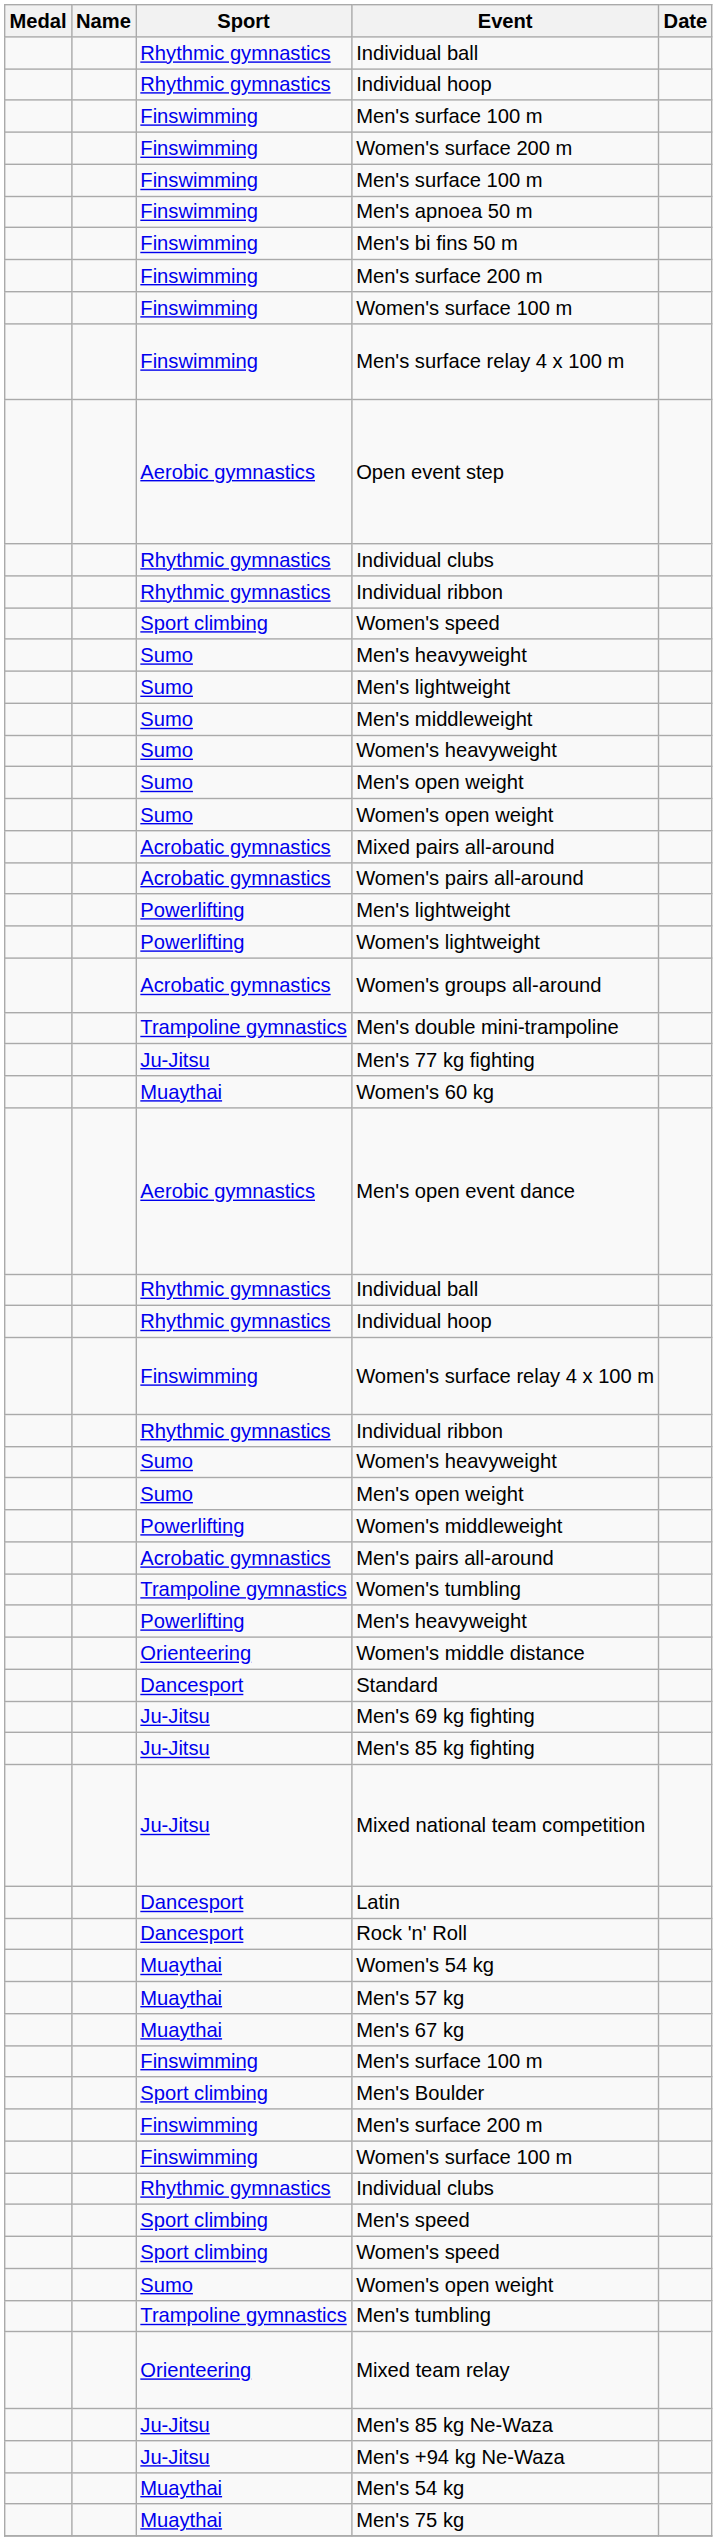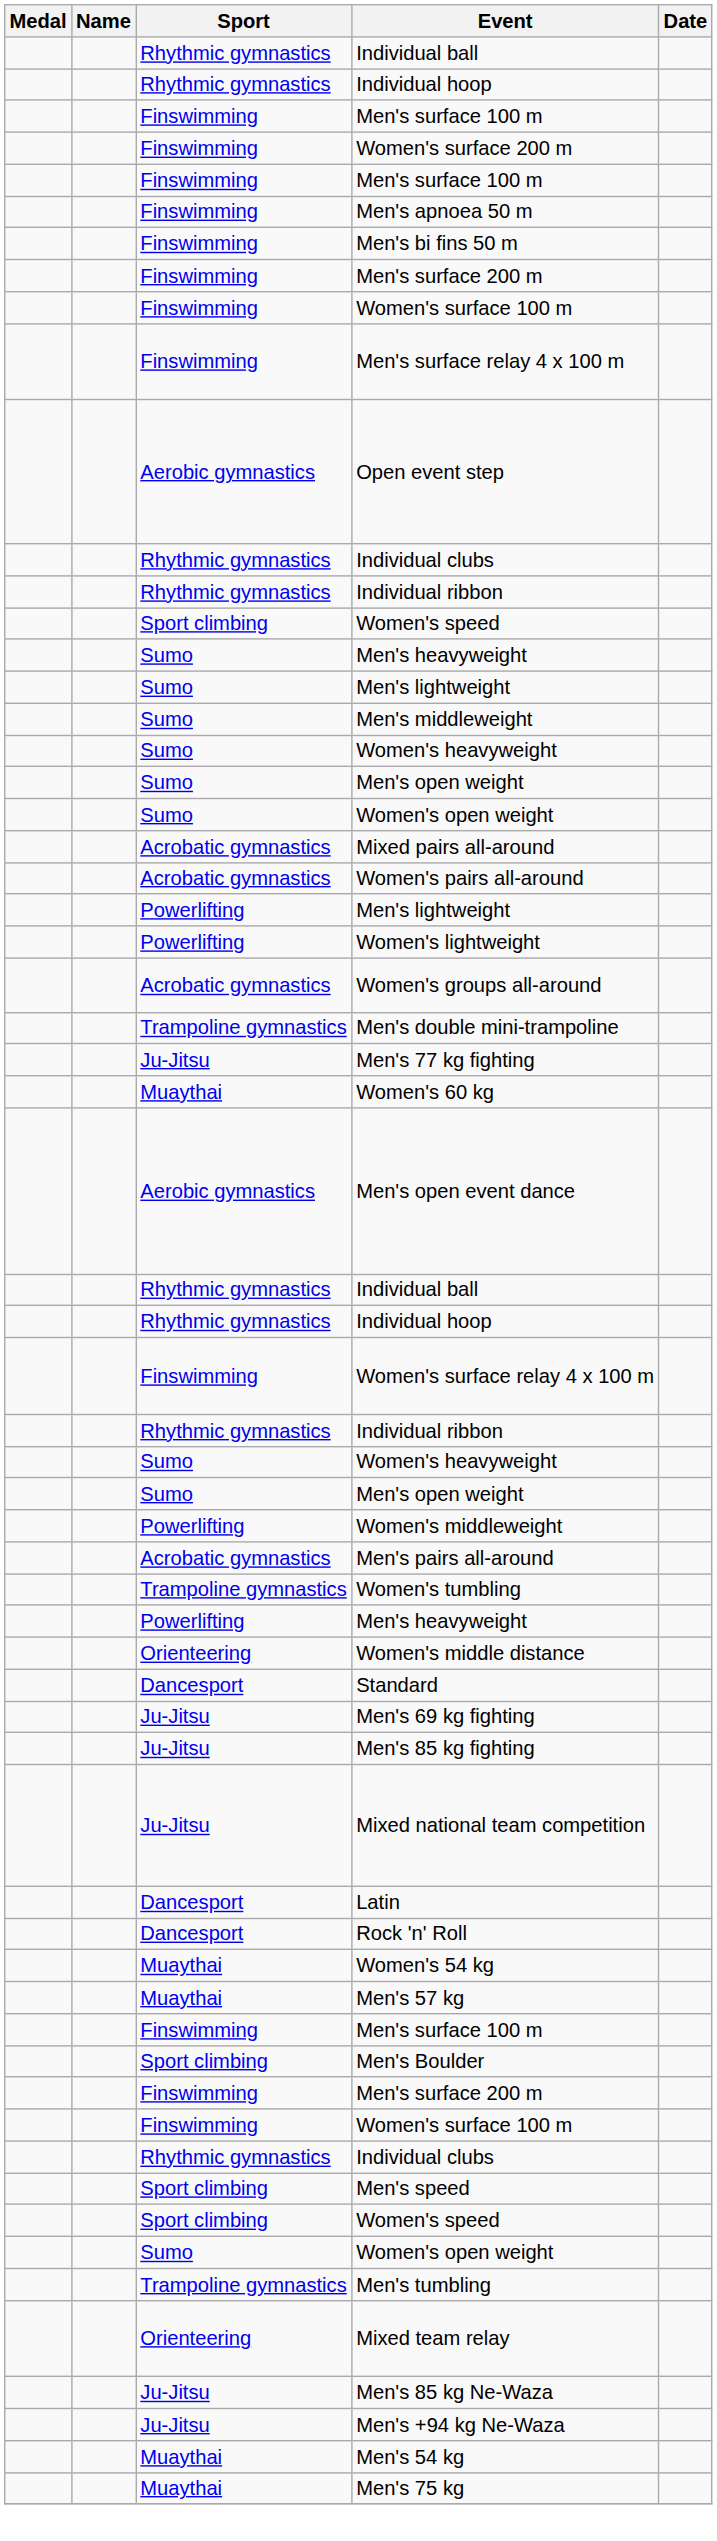- row: (181, 2030)
